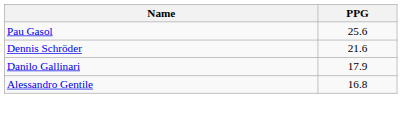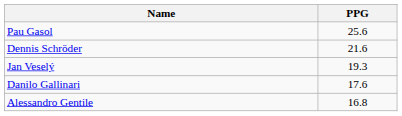+ row: (31, 66)
(358, 66) 17.9 -> (358, 84) 17.6
